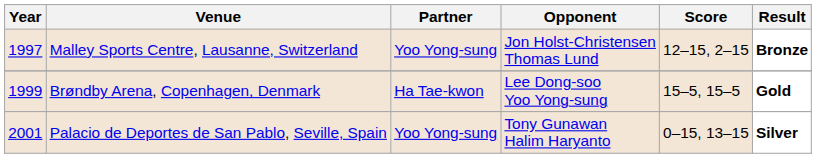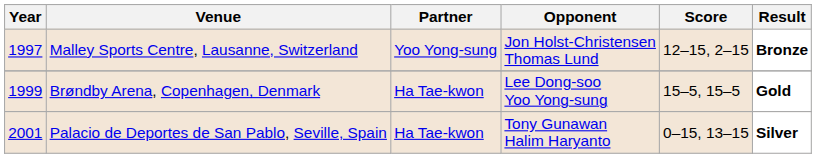(446, 133) Yoo Yong-sung -> (439, 133) Ha Tae-kwon
